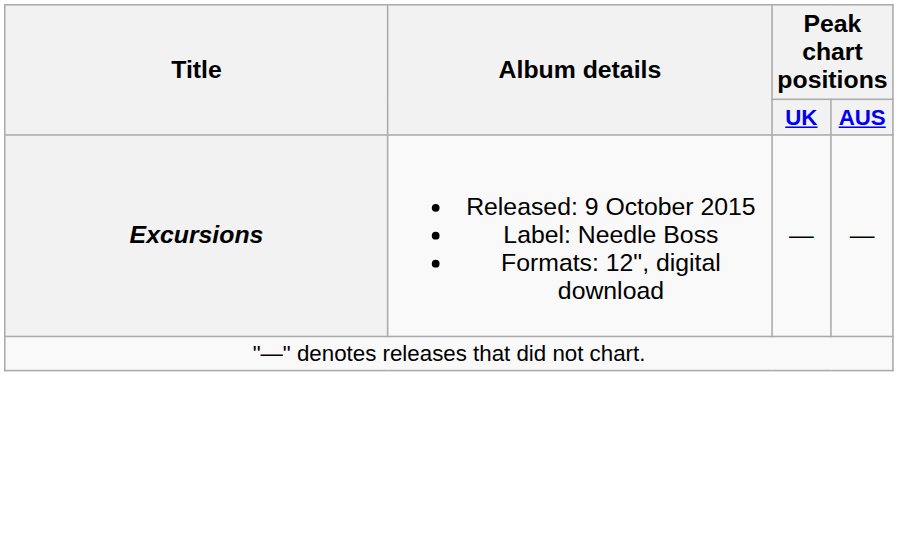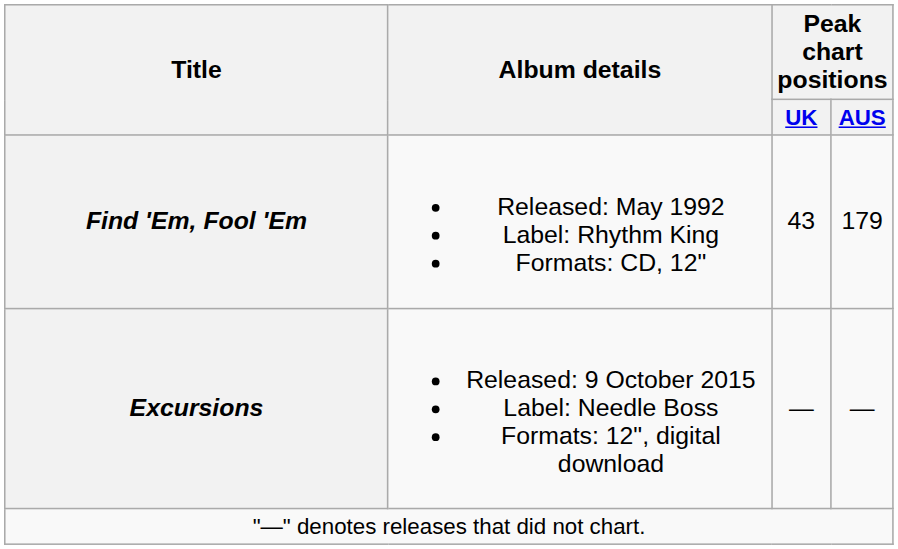+ row: (196, 221)
